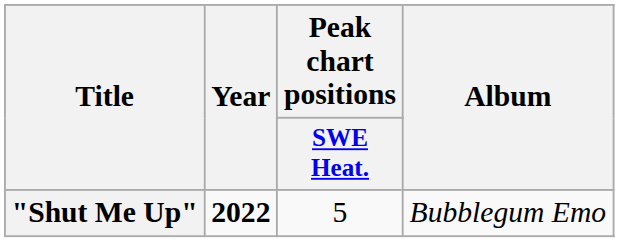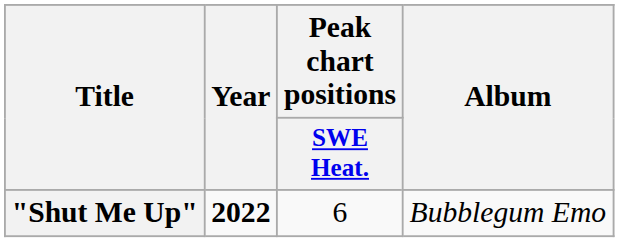(340, 212) 5 -> (340, 212) 6
